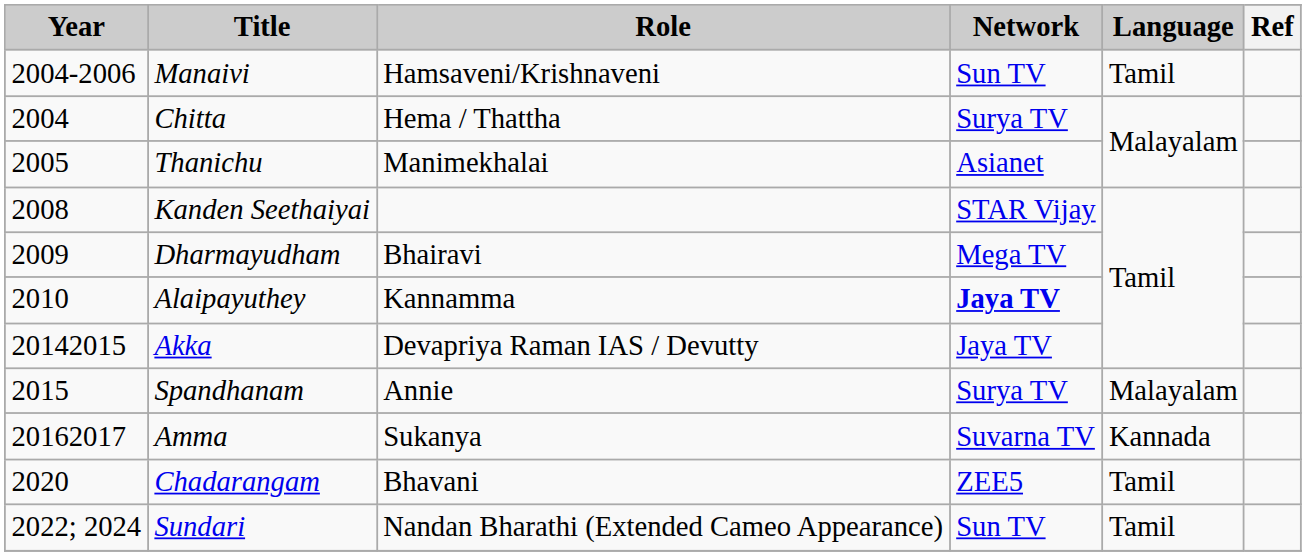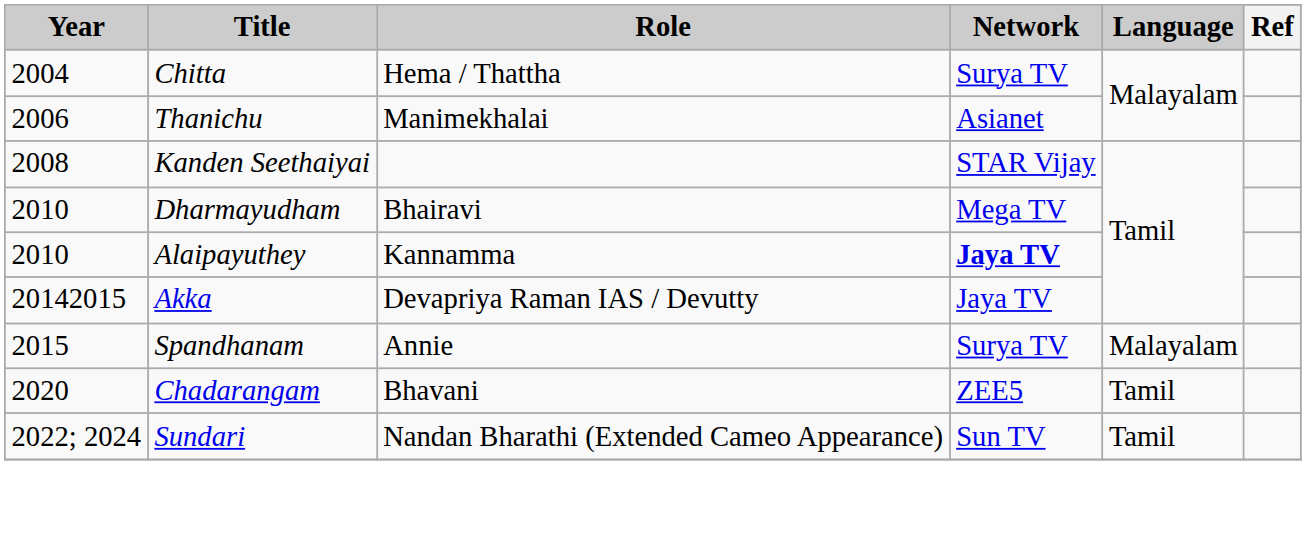- row: (202, 72)
(40, 163) 2005 -> (40, 118) 2006
(40, 254) 2009 -> (40, 208) 2010
- row: (191, 436)
